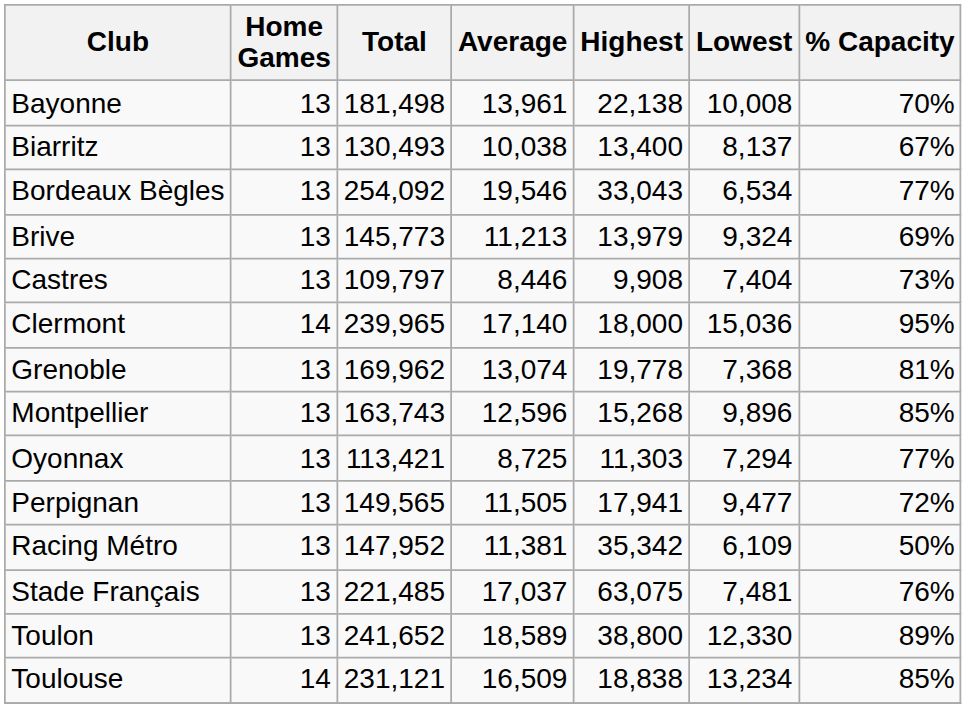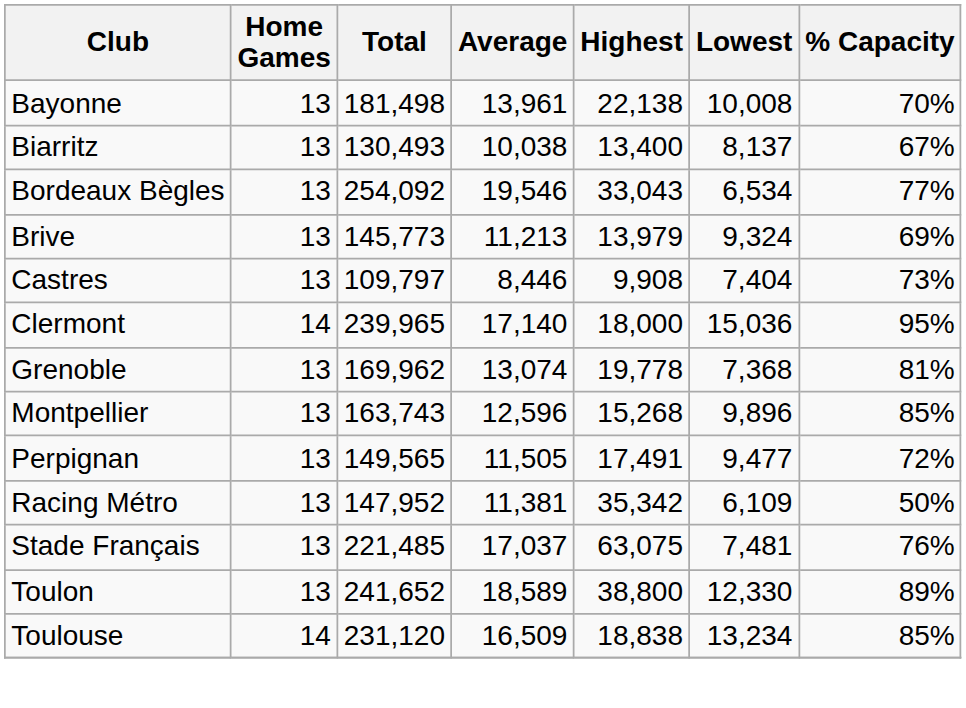- row: (67, 457)
(640, 502) 17,941 -> (640, 457) 17,491
(394, 679) 231,121 -> (394, 635) 231,120
